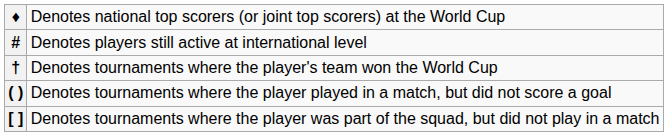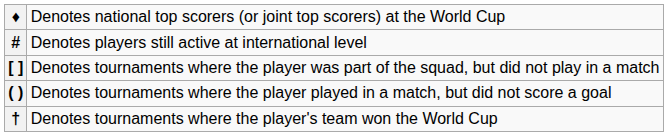rows swapped: (16, 118) <-> (16, 67)
